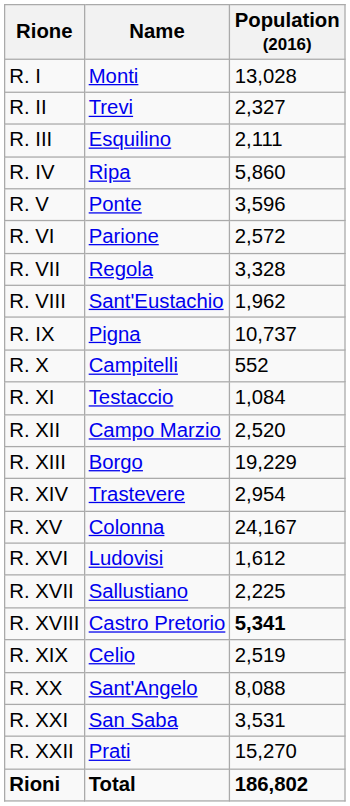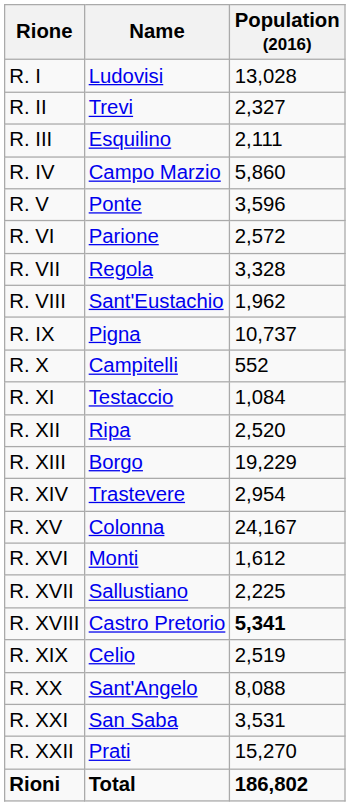(114, 75) Monti -> (126, 75) Ludovisi
(110, 172) Ripa -> (155, 172) Campo Marzio
(155, 430) Campo Marzio -> (110, 430) Ripa
(126, 559) Ludovisi -> (114, 559) Monti
